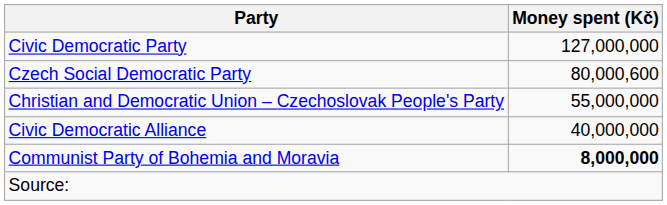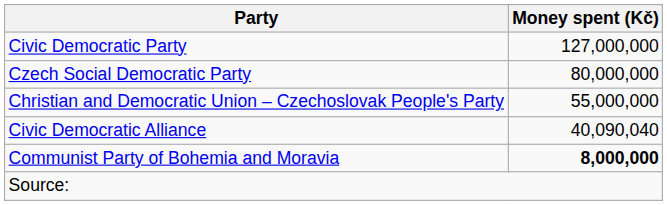(615, 74) 80,000,600 -> (615, 74) 80,000,000
(615, 130) 40,000,000 -> (615, 130) 40,090,040
